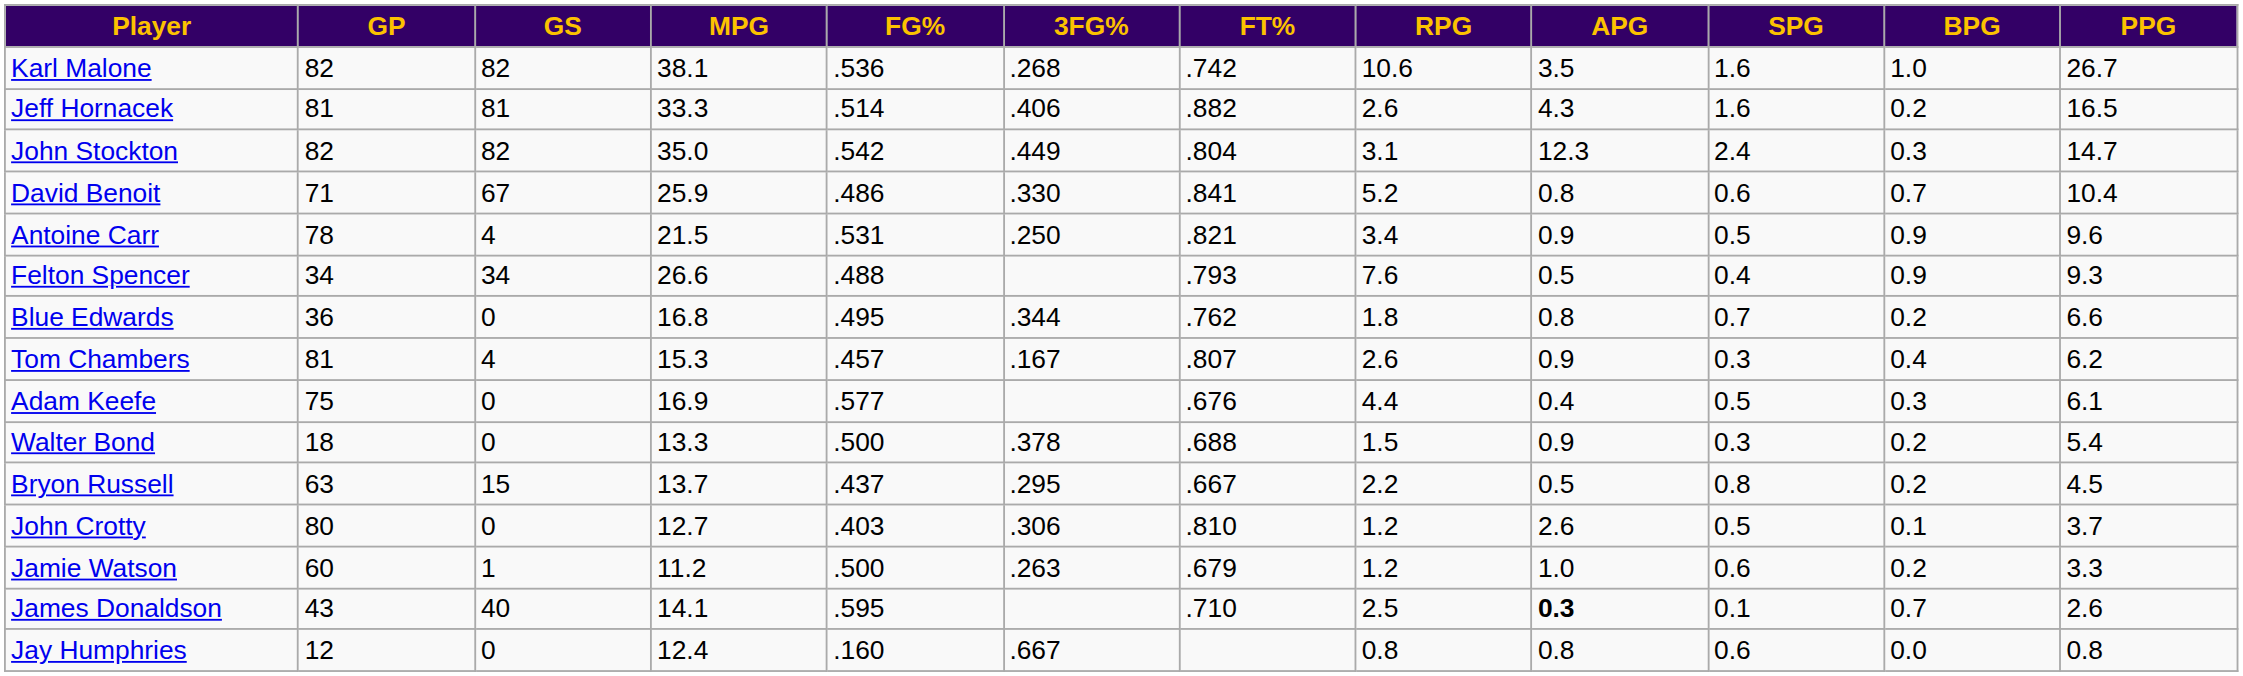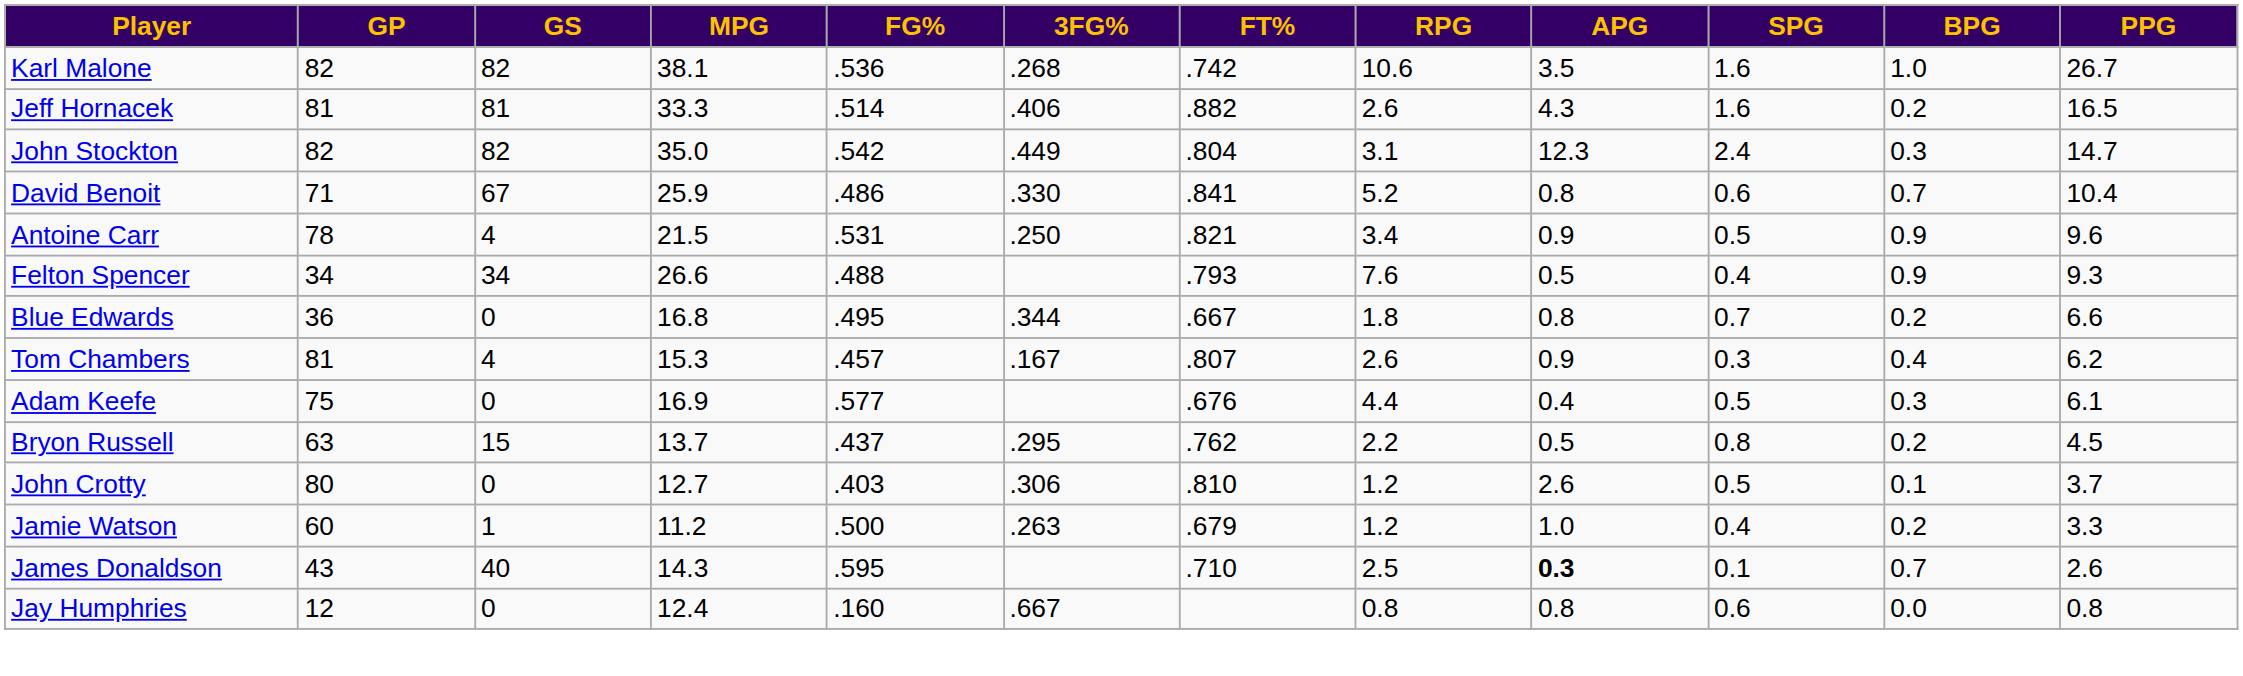(1211, 318) .762 -> (1211, 318) .667
- row: (83, 442)
(1211, 484) .667 -> (1211, 442) .762
(1732, 567) 0.6 -> (1732, 526) 0.4
(683, 609) 14.1 -> (683, 567) 14.3
